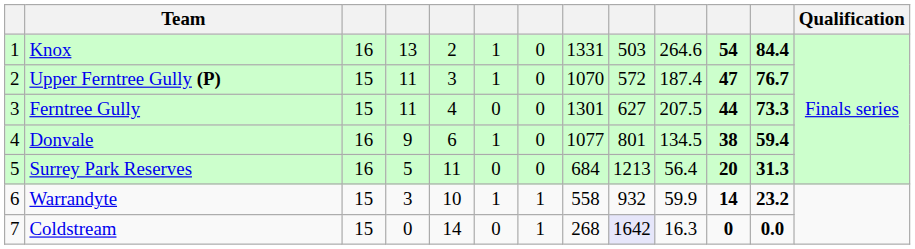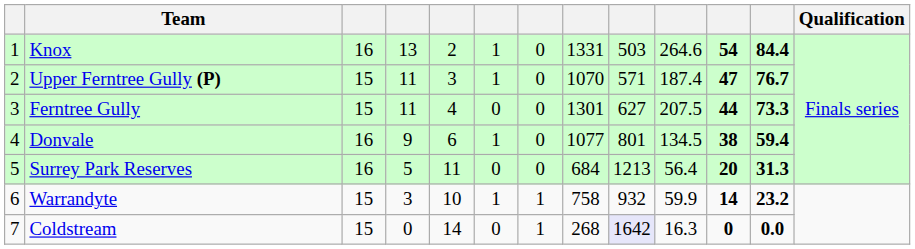(632, 79) 572 -> (632, 79) 571
(585, 199) 558 -> (585, 199) 758
